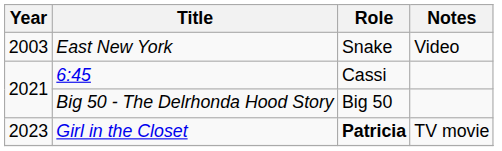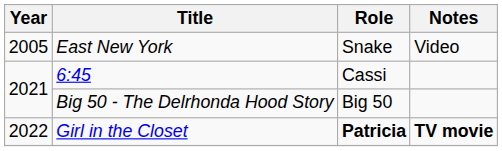(28, 46) 2003 -> (28, 46) 2005
(28, 131) 2023 -> (28, 131) 2022
(452, 131) normal -> (454, 131) bold
